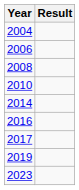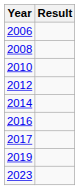- row: (20, 31)
+ row: (20, 85)
